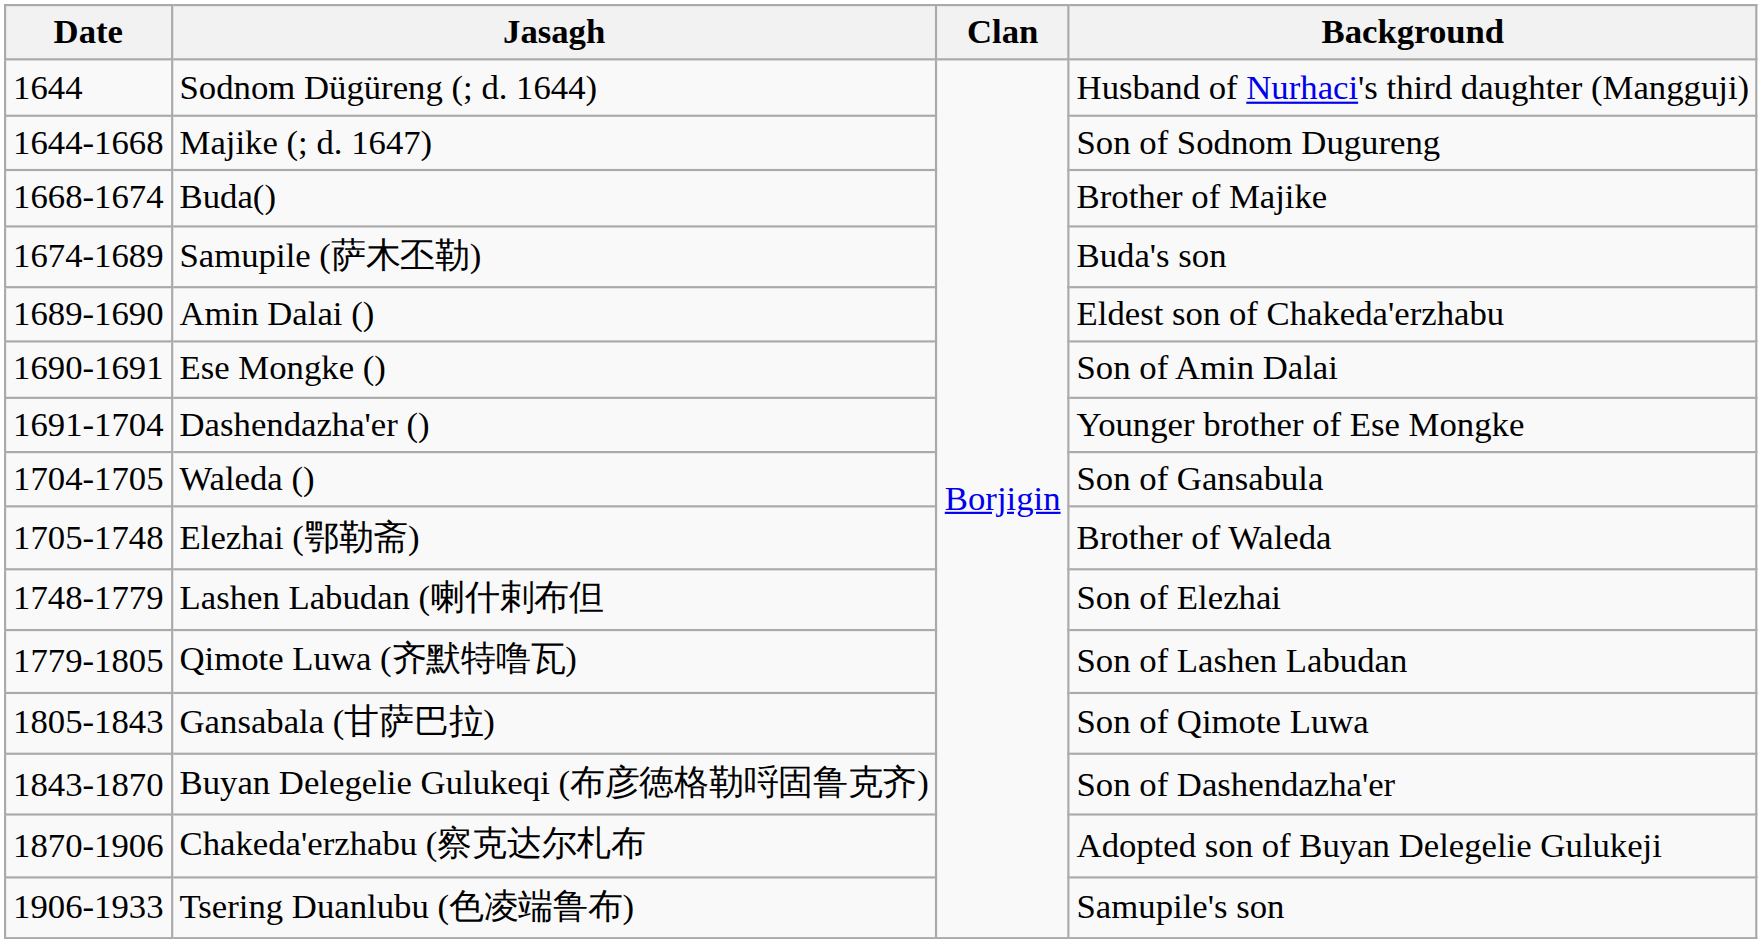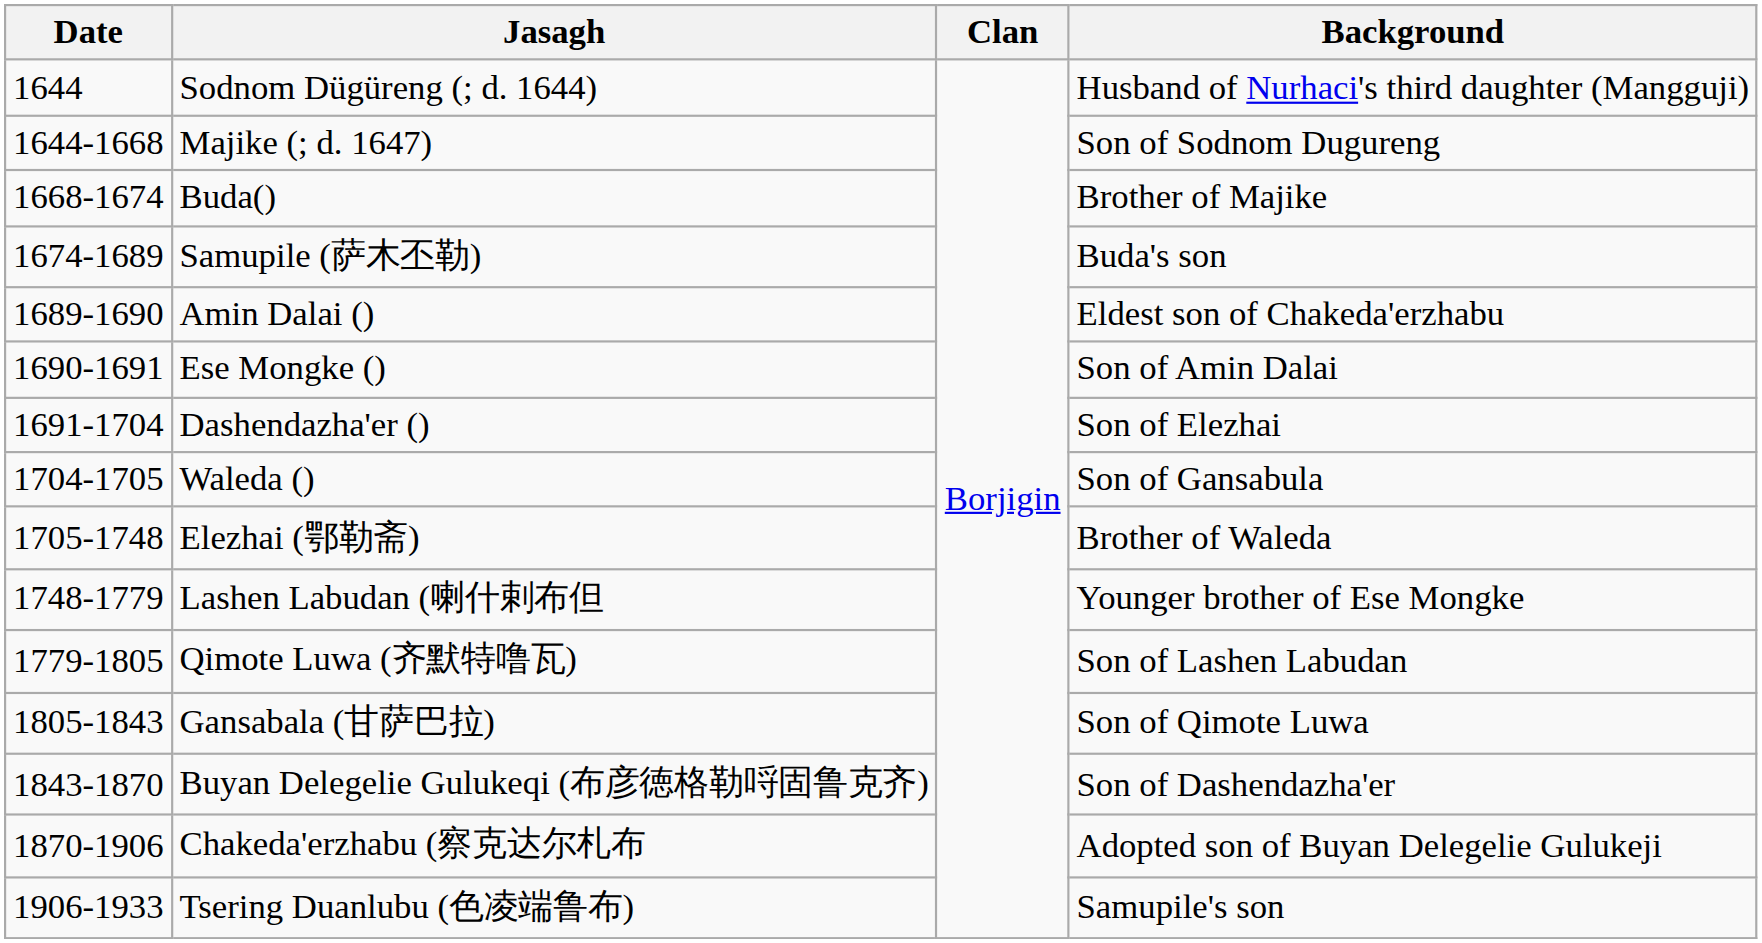(1300, 423) Younger brother of Ese Mongke -> (1179, 423) Son of Elezhai
(1179, 598) Son of Elezhai -> (1300, 598) Younger brother of Ese Mongke
